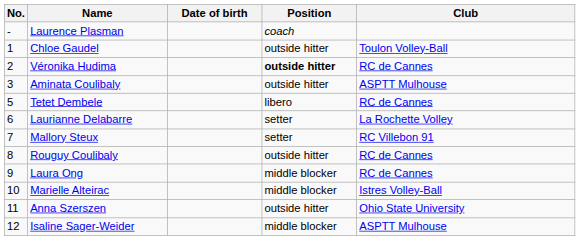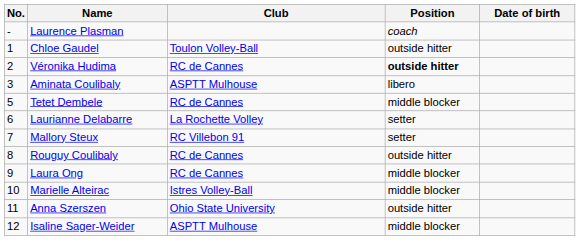columns swapped: (215, 13) <-> (466, 13)
(297, 84) outside hitter -> (401, 84) libero
(278, 102) libero -> (424, 102) middle blocker
